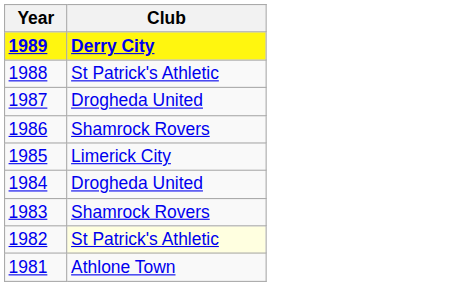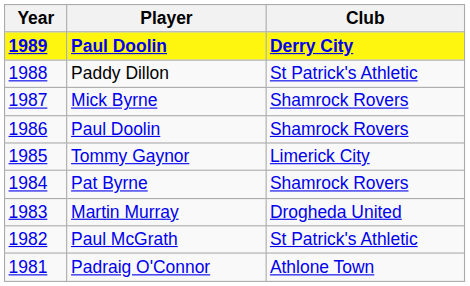+ column: (166, 18)
(137, 101) Drogheda United -> (339, 101) Shamrock Rovers
(137, 184) Drogheda United -> (339, 184) Shamrock Rovers
(140, 211) Shamrock Rovers -> (336, 211) Drogheda United
(145, 239) lightyellow background -> (344, 239) no background
